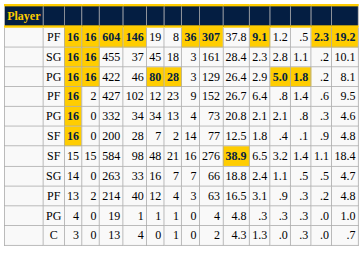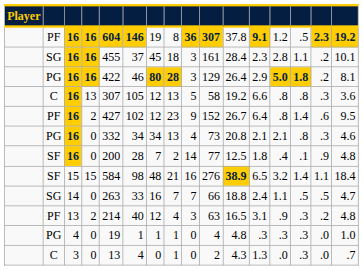+ row: (54, 96)
